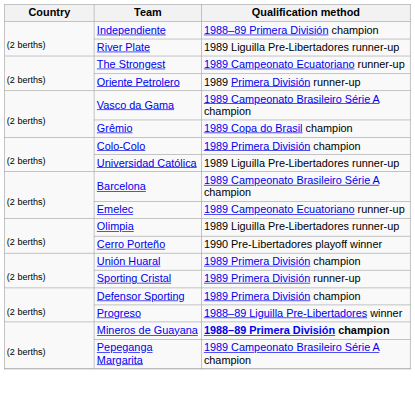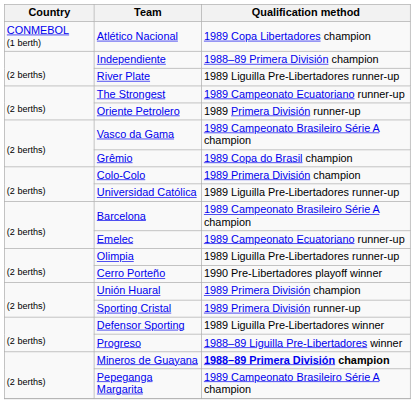+ row: (137, 36)
(282, 296) 1989 Primera División champion -> (294, 325) 1989 Liguilla Pre-Libertadores winner
